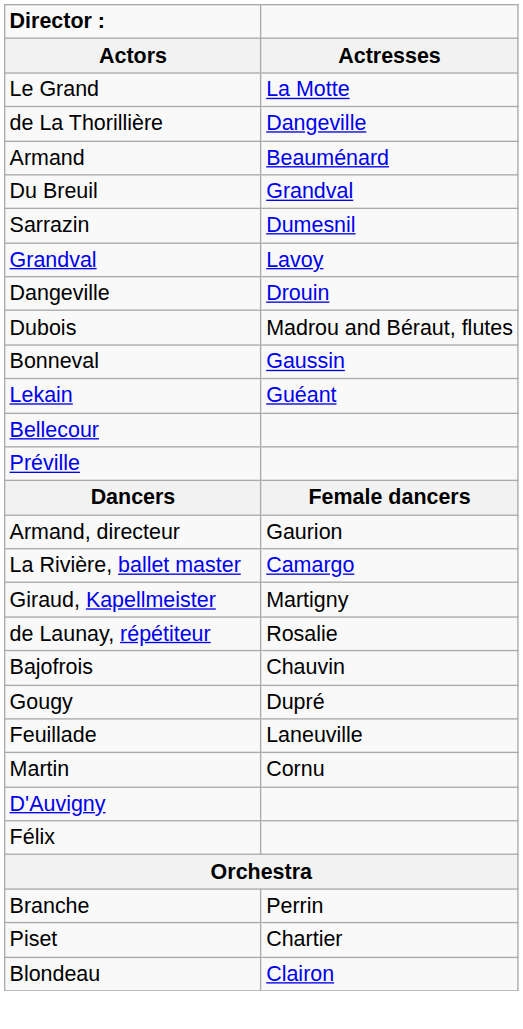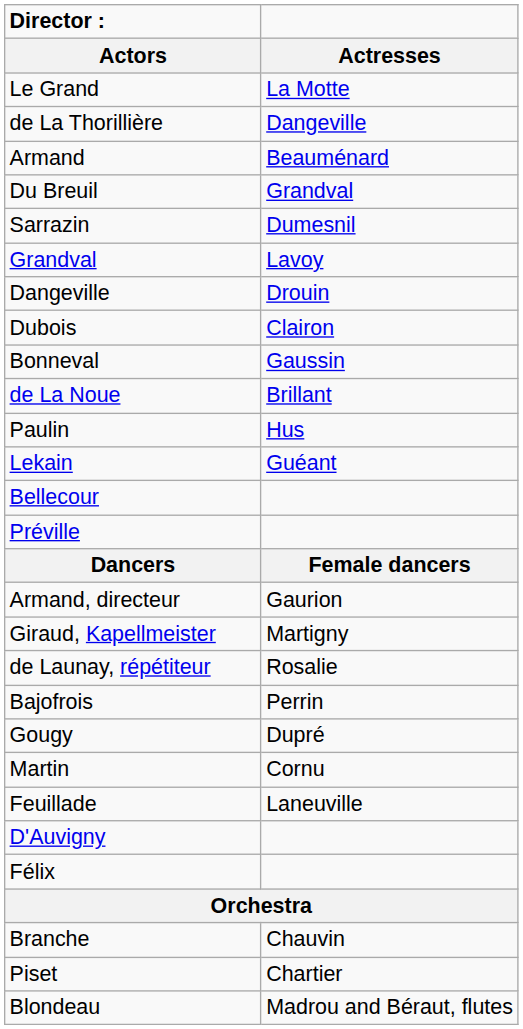(390, 327) Madrou and Béraut, flutes -> (300, 327) Clairon
+ row: (65, 395)
+ row: (39, 429)
- row: (125, 565)
(306, 667) Chauvin -> (295, 701) Perrin
rows swapped: (53, 735) <-> (39, 769)
(295, 905) Perrin -> (306, 939) Chauvin
(300, 973) Clairon -> (390, 1007) Madrou and Béraut, flutes
